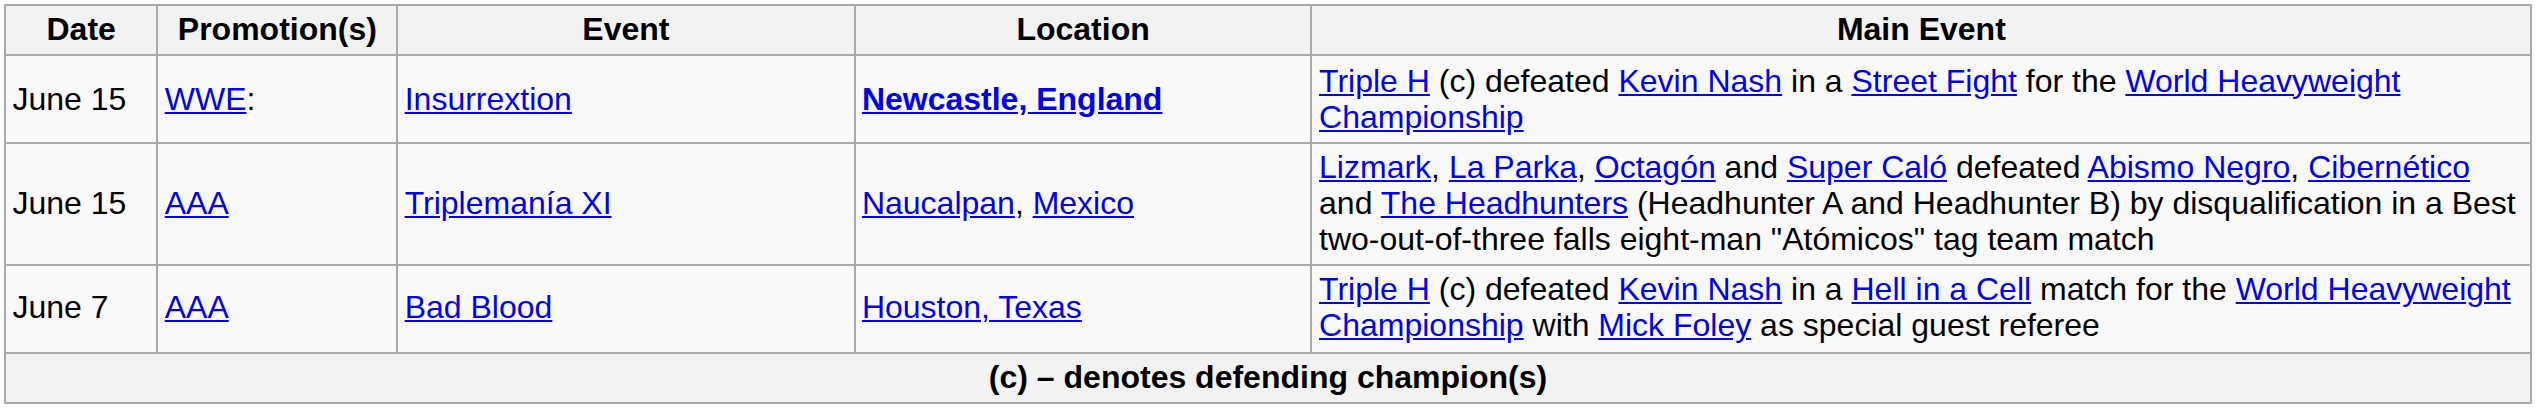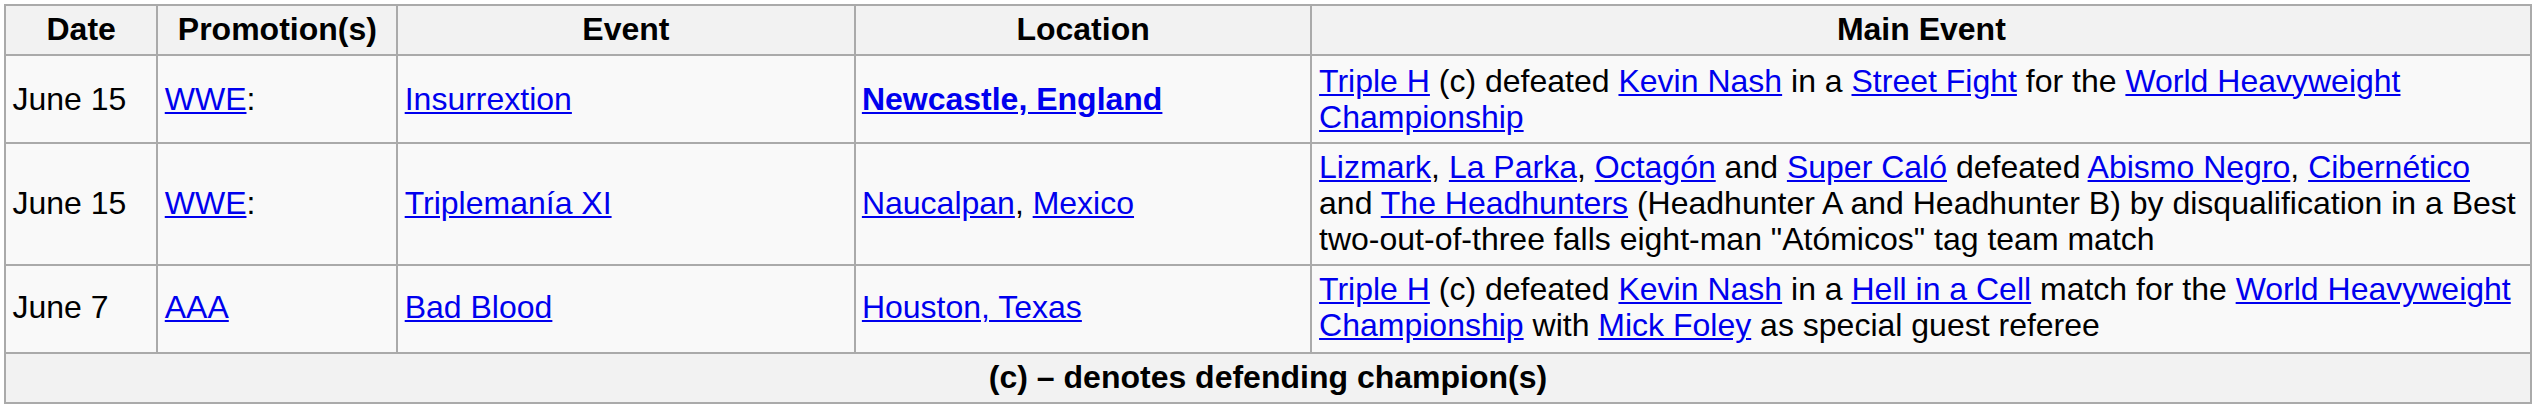(197, 203) AAA -> (210, 203) WWE:
